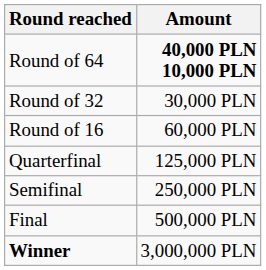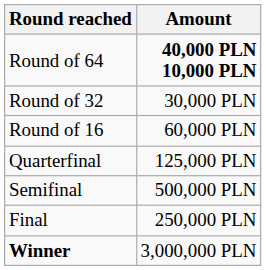(206, 190) 250,000 PLN -> (206, 190) 500,000 PLN
(206, 220) 500,000 PLN -> (206, 220) 250,000 PLN
